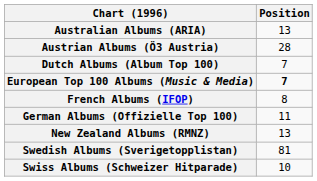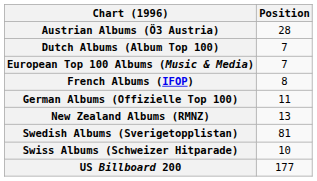- row: (131, 30)
(285, 82) bold -> (285, 64) normal
+ row: (131, 167)
